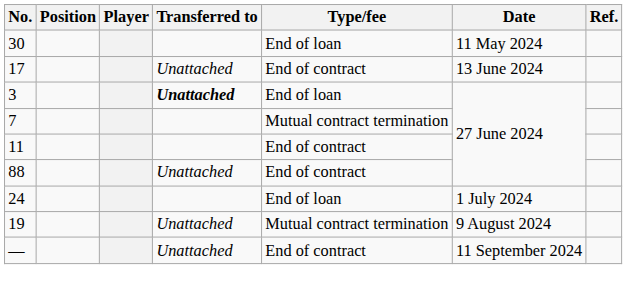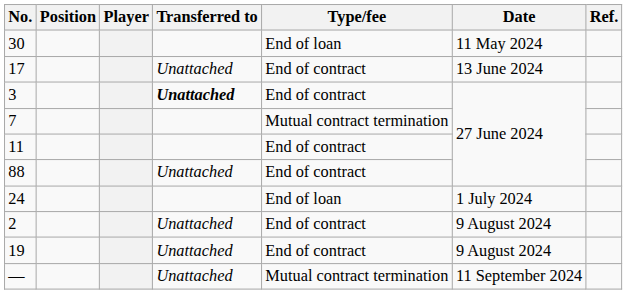(303, 95) End of loan -> (316, 95) End of contract
+ row: (12, 224)
(357, 224) Mutual contract termination -> (316, 250) End of contract
(316, 250) End of contract -> (357, 276) Mutual contract termination
